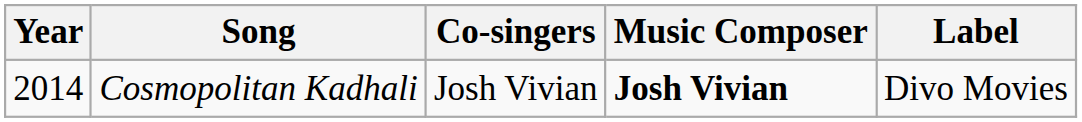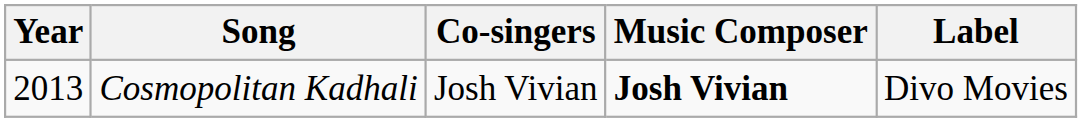(48, 87) 2014 -> (48, 87) 2013
